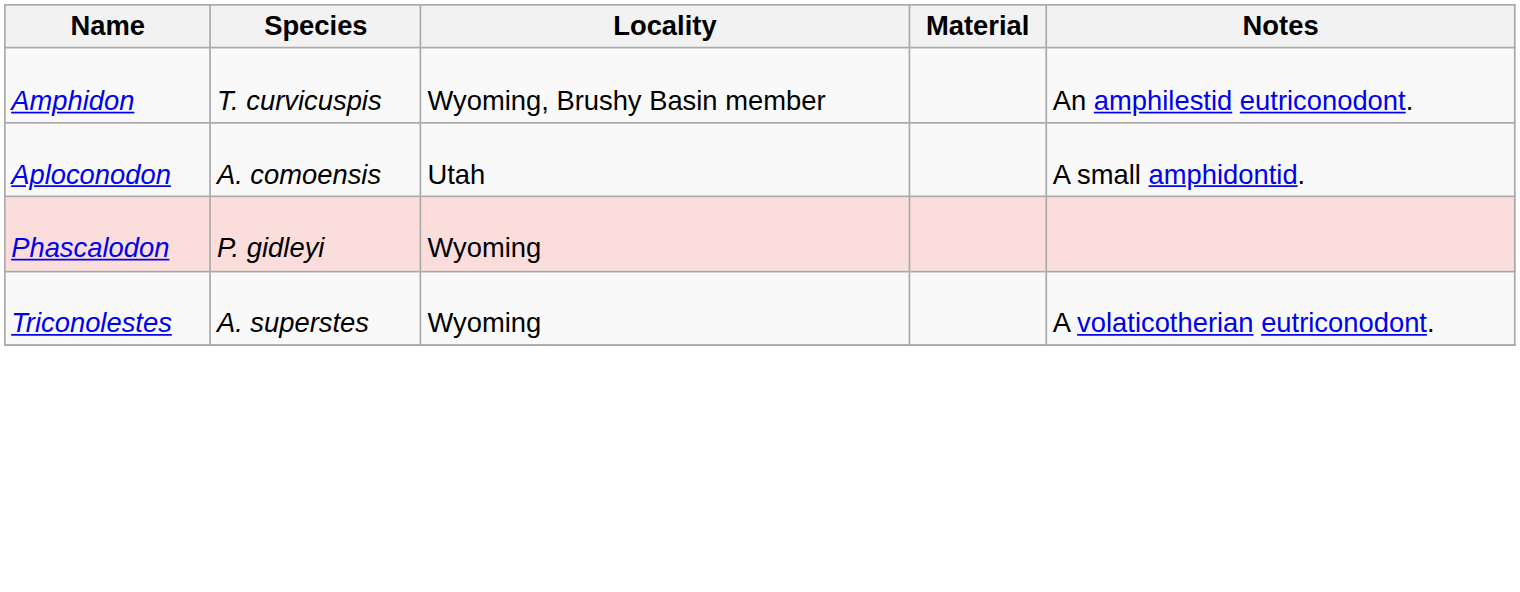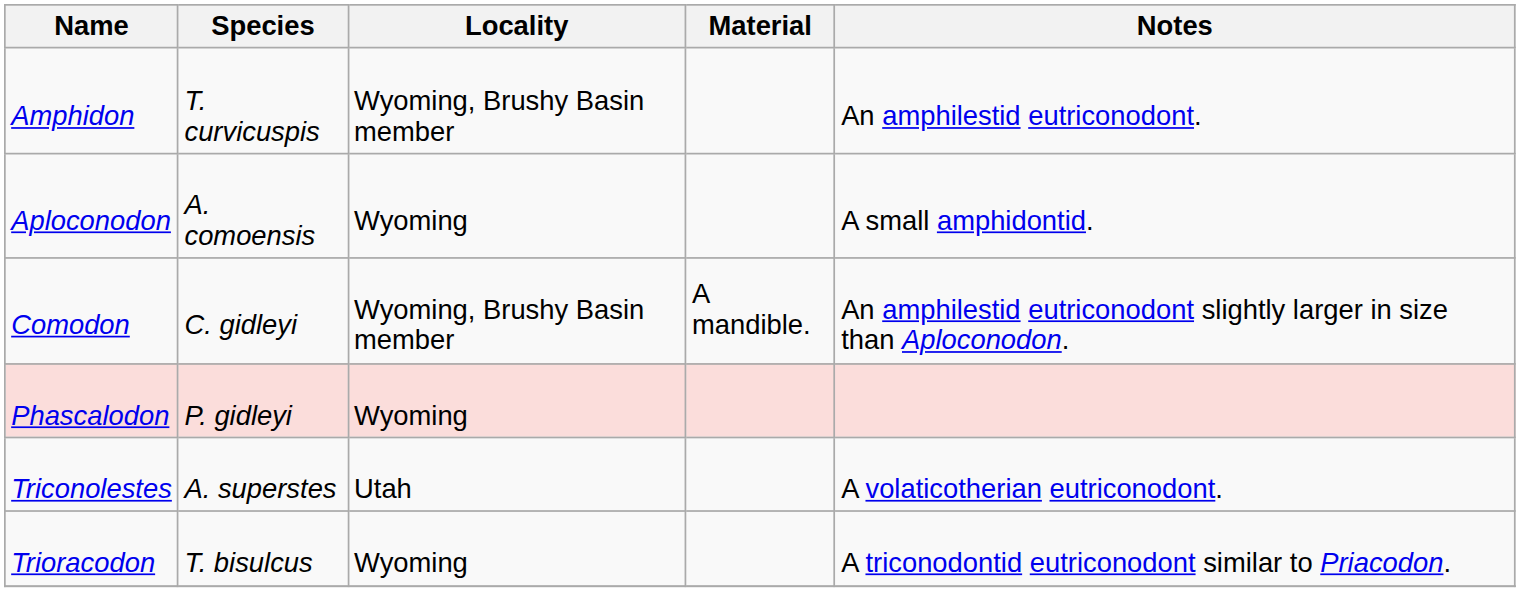(456, 174) Utah -> (411, 220) Wyoming
+ row: (70, 325)
(484, 322) Wyoming -> (383, 489) Utah
+ row: (83, 563)
